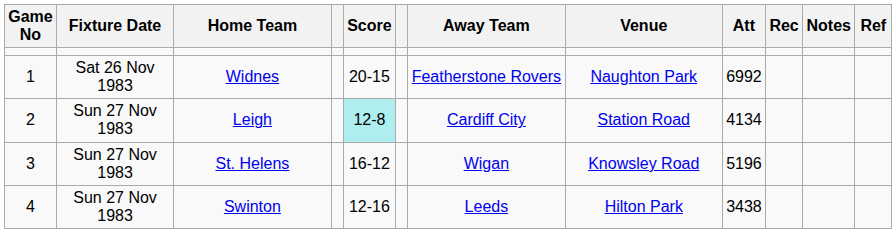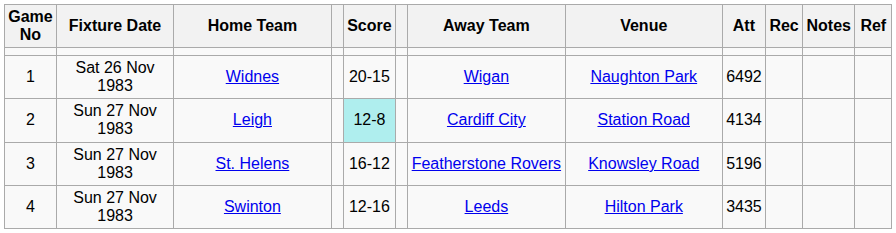(486, 76) Featherstone Rovers -> (486, 76) Wigan
(744, 76) 6992 -> (744, 76) 6492
(486, 163) Wigan -> (486, 163) Featherstone Rovers
(744, 207) 3438 -> (744, 207) 3435
